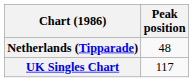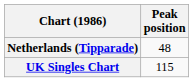(165, 67) 117 -> (165, 67) 115
